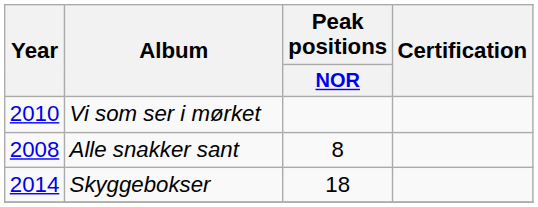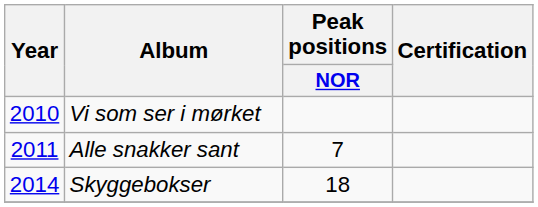(35, 149) 2008 -> (35, 149) 2011
(338, 149) 8 -> (338, 149) 7
